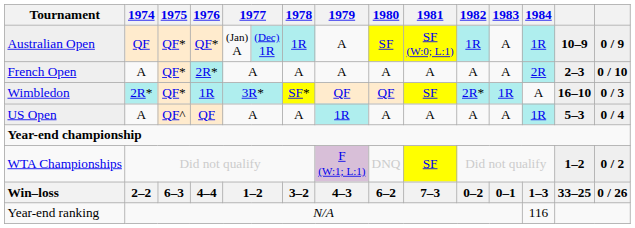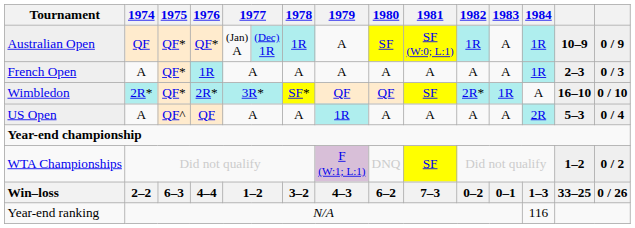(207, 72) 2R* -> (207, 72) 1R
(538, 72) 2R -> (538, 72) 1R
(612, 72) 0 / 10 -> (612, 72) 0 / 3
(207, 93) 1R -> (207, 93) 2R*
(612, 93) 0 / 3 -> (612, 93) 0 / 10
(538, 114) 1R -> (538, 114) 2R
